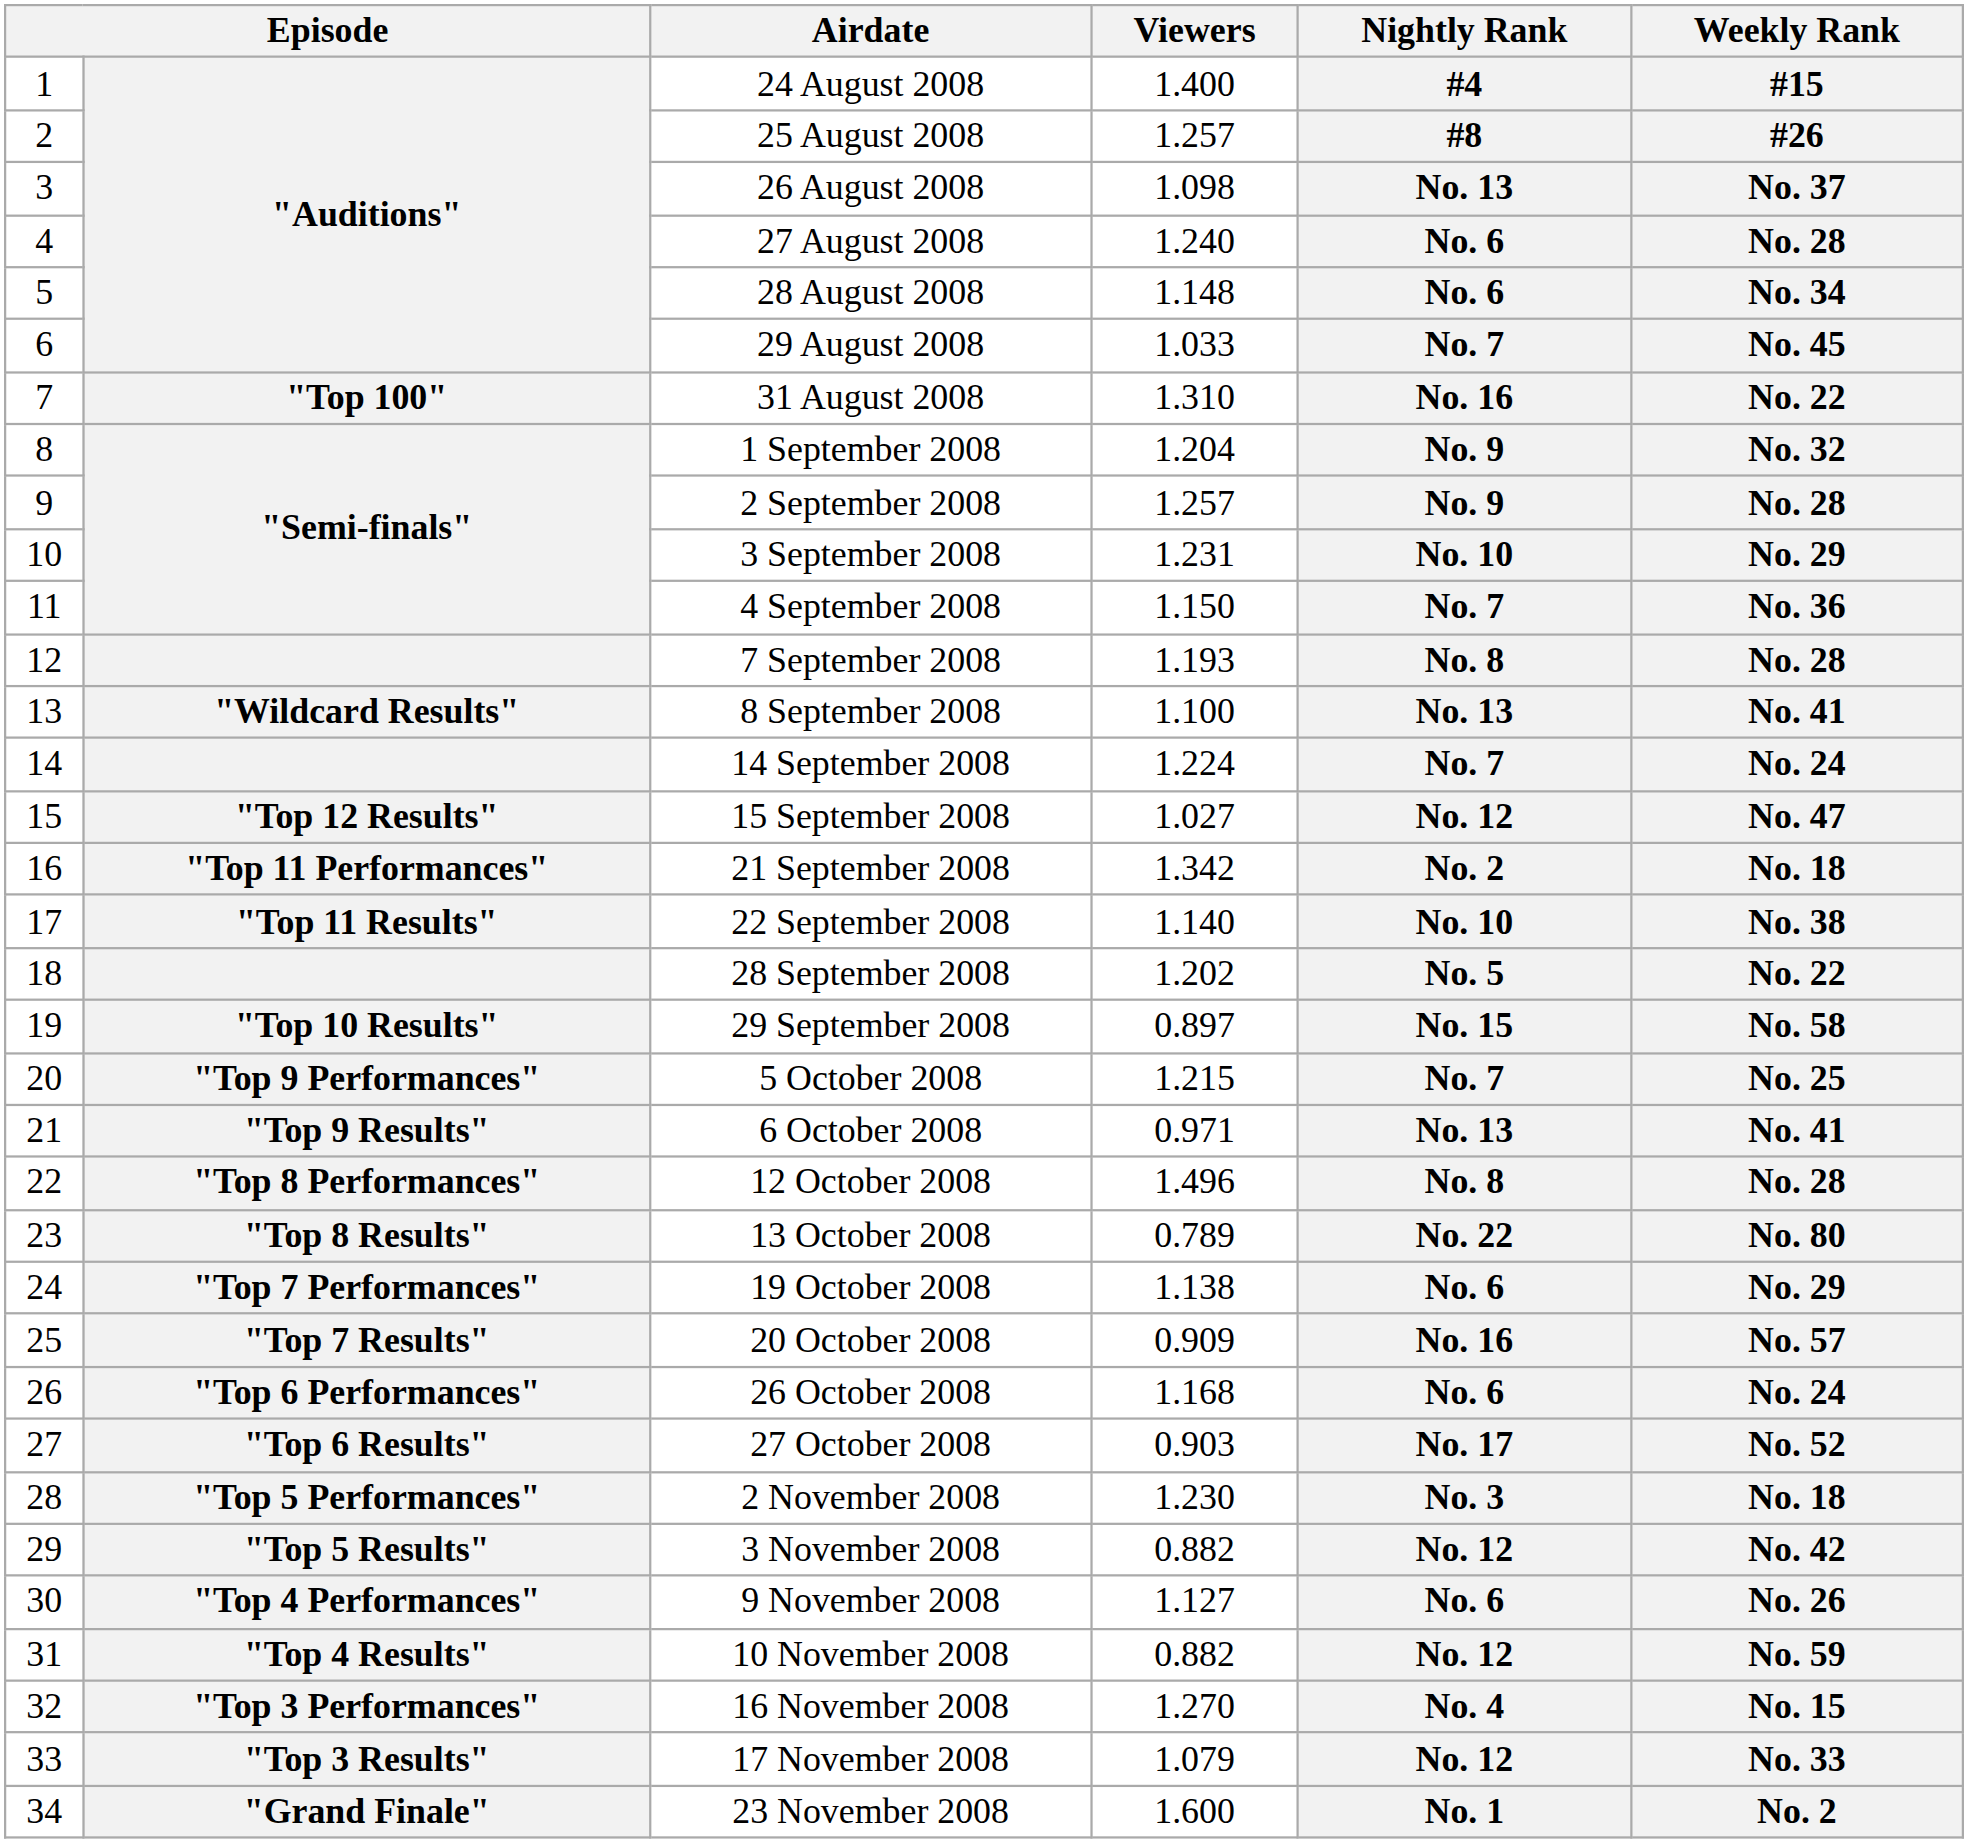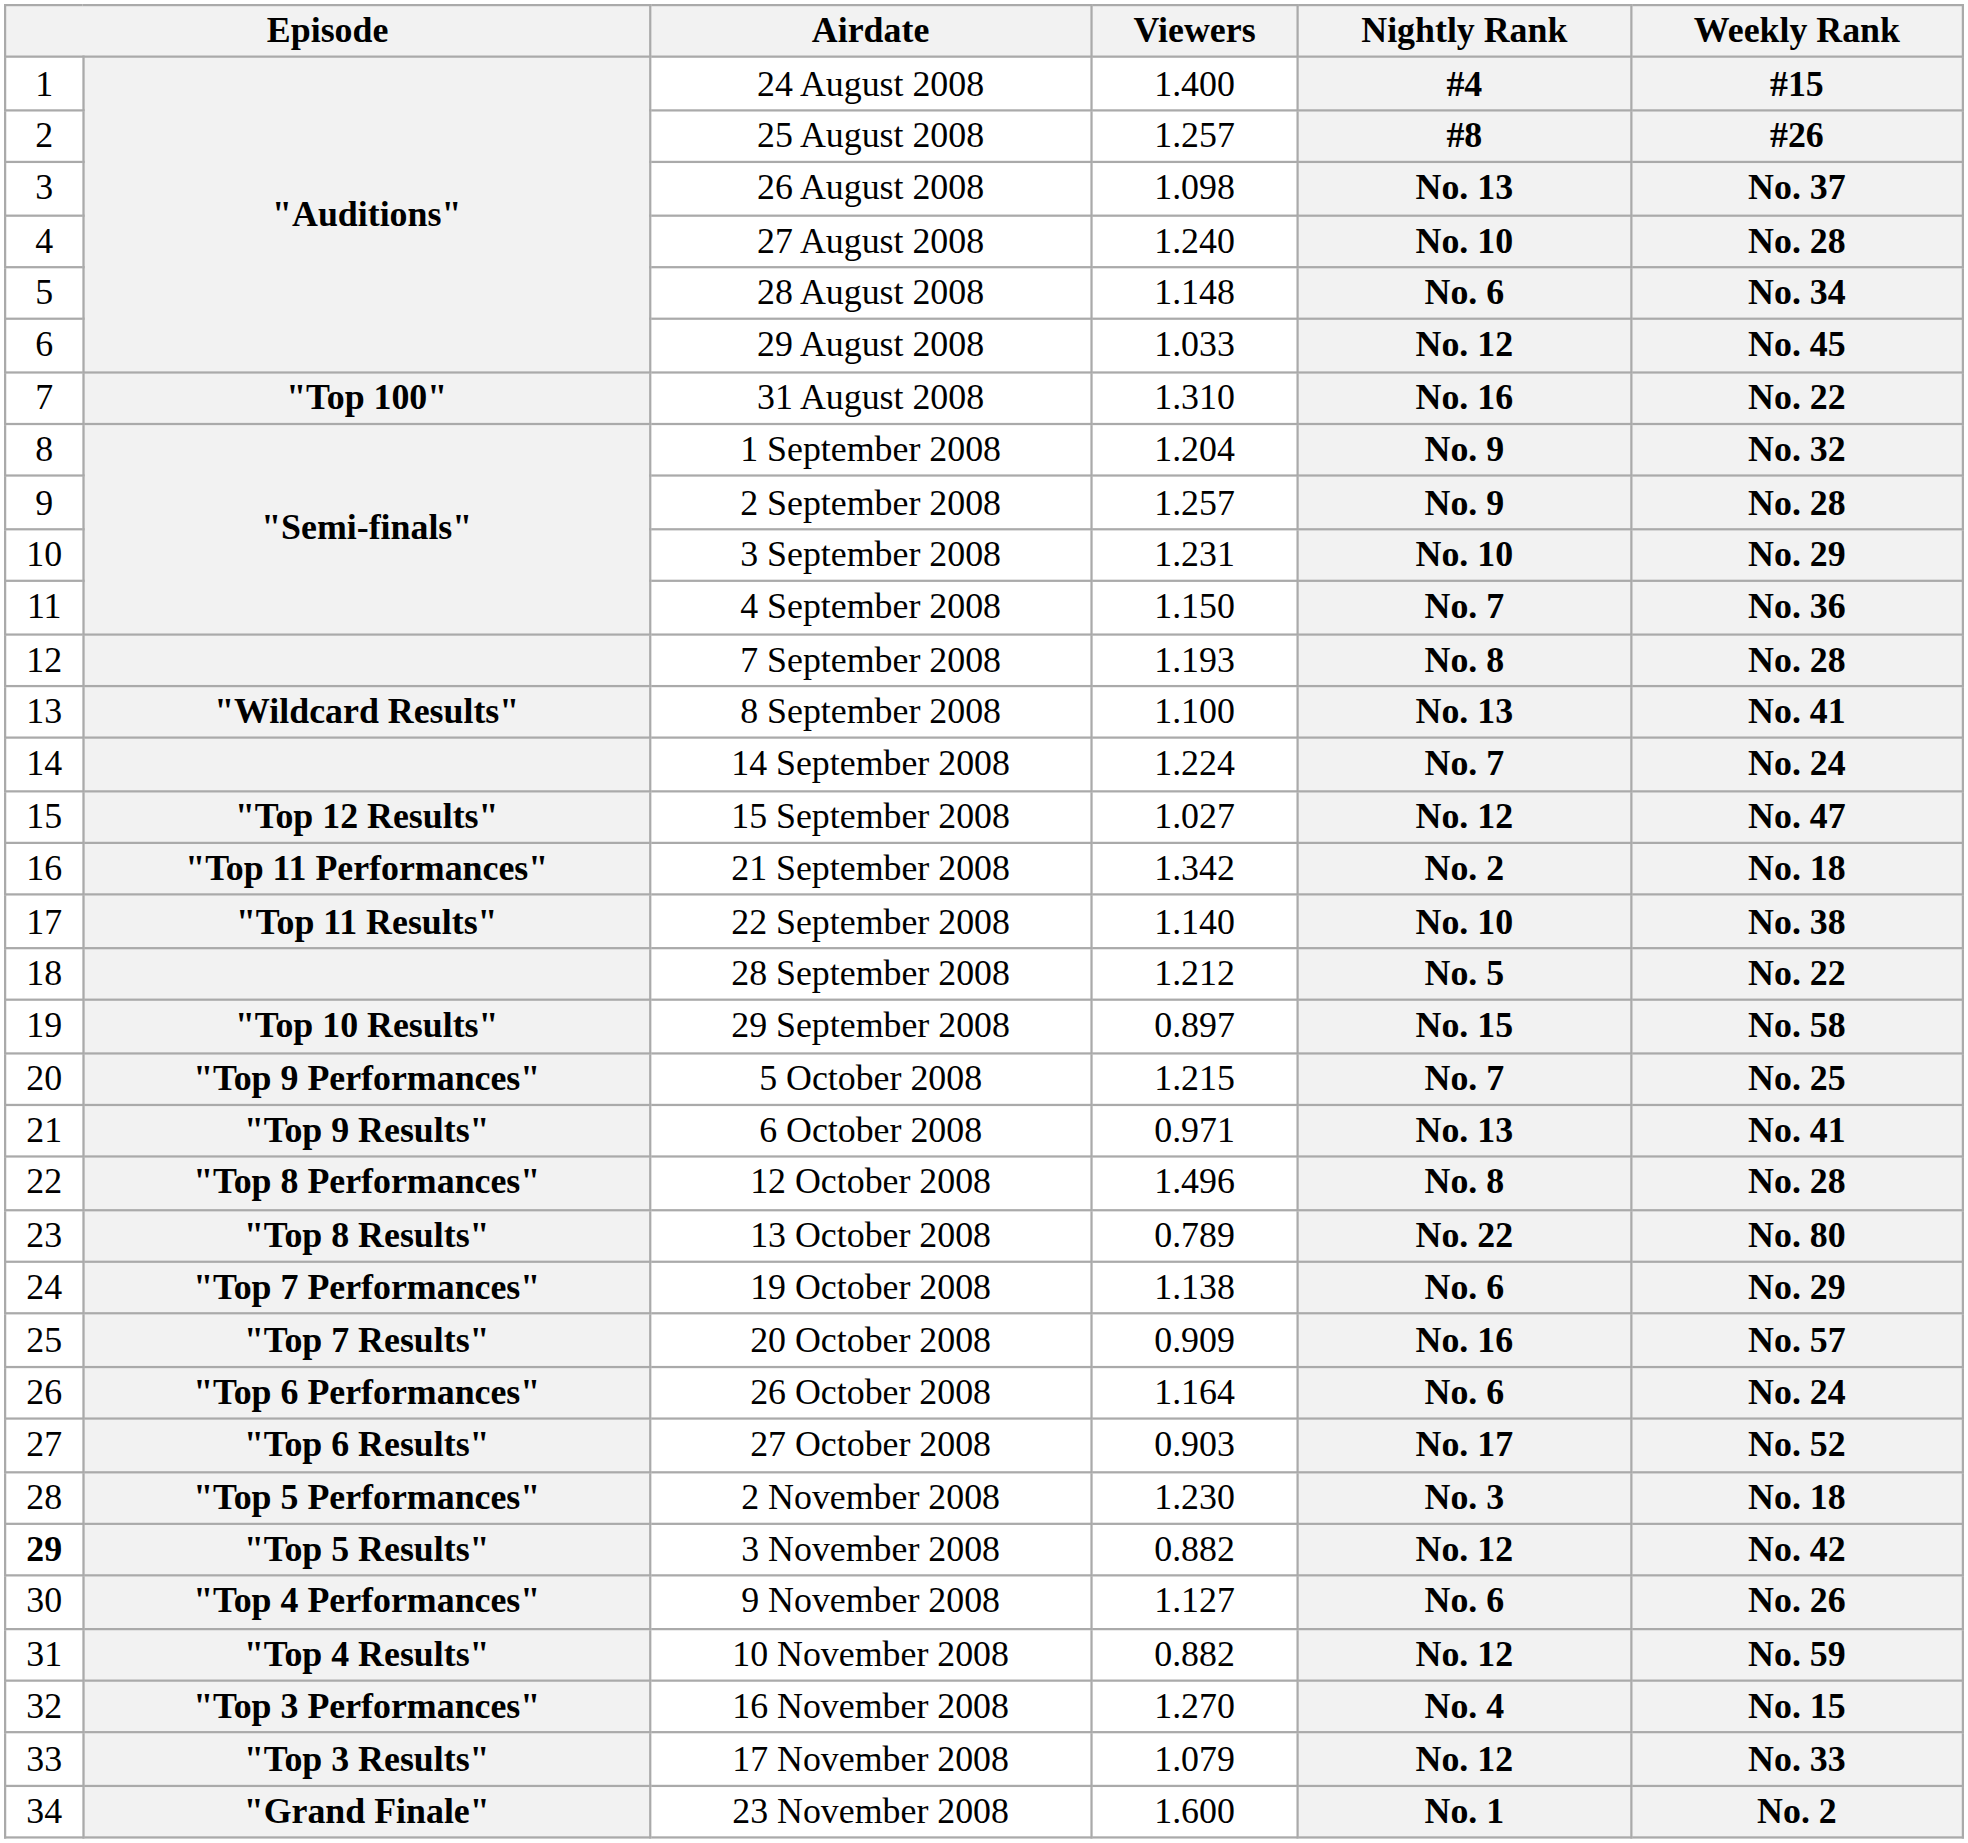(1464, 240) No. 6 -> (1464, 240) No. 10
(1464, 344) No. 7 -> (1464, 344) No. 12
(1195, 973) 1.202 -> (1195, 973) 1.212
(1195, 1392) 1.168 -> (1195, 1392) 1.164
(44, 1549) normal -> (44, 1549) bold
